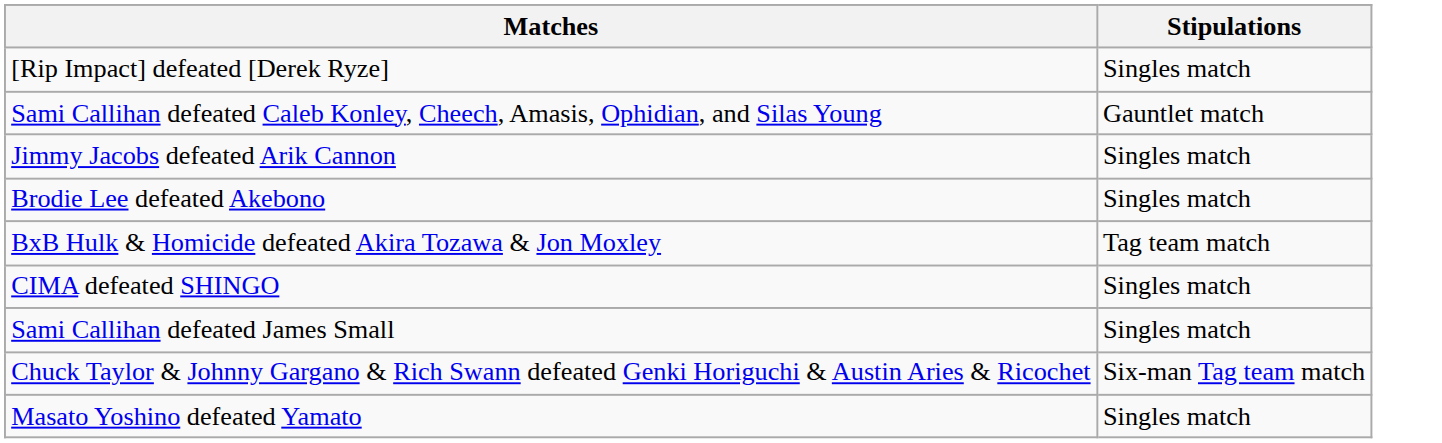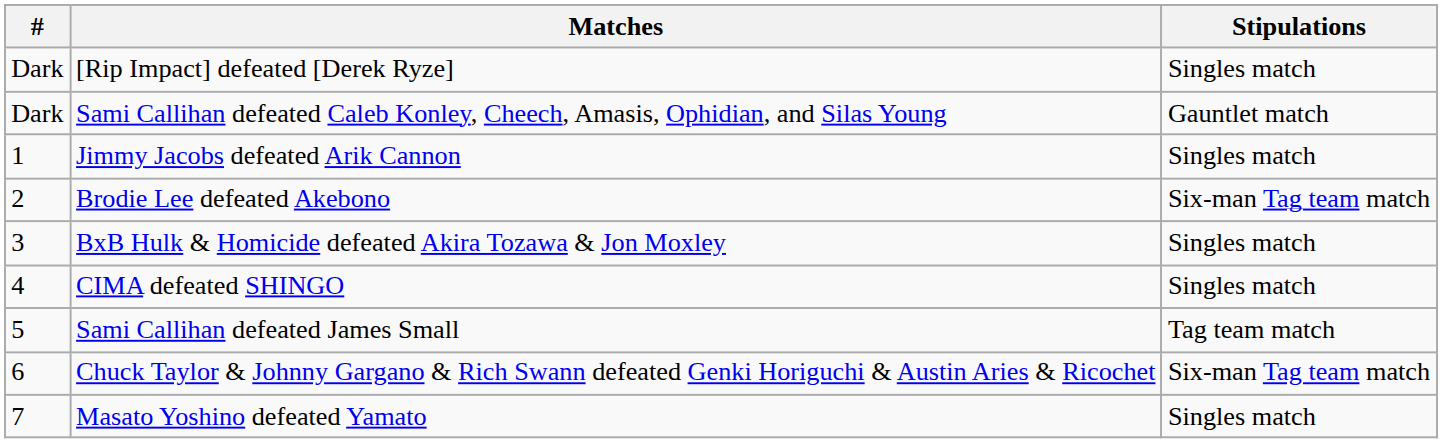+ column: (37, 25)
(1177, 198) Singles match -> (1299, 198) Six-man Tag team match
(1187, 242) Tag team match -> (1242, 242) Singles match
(1177, 328) Singles match -> (1252, 328) Tag team match
